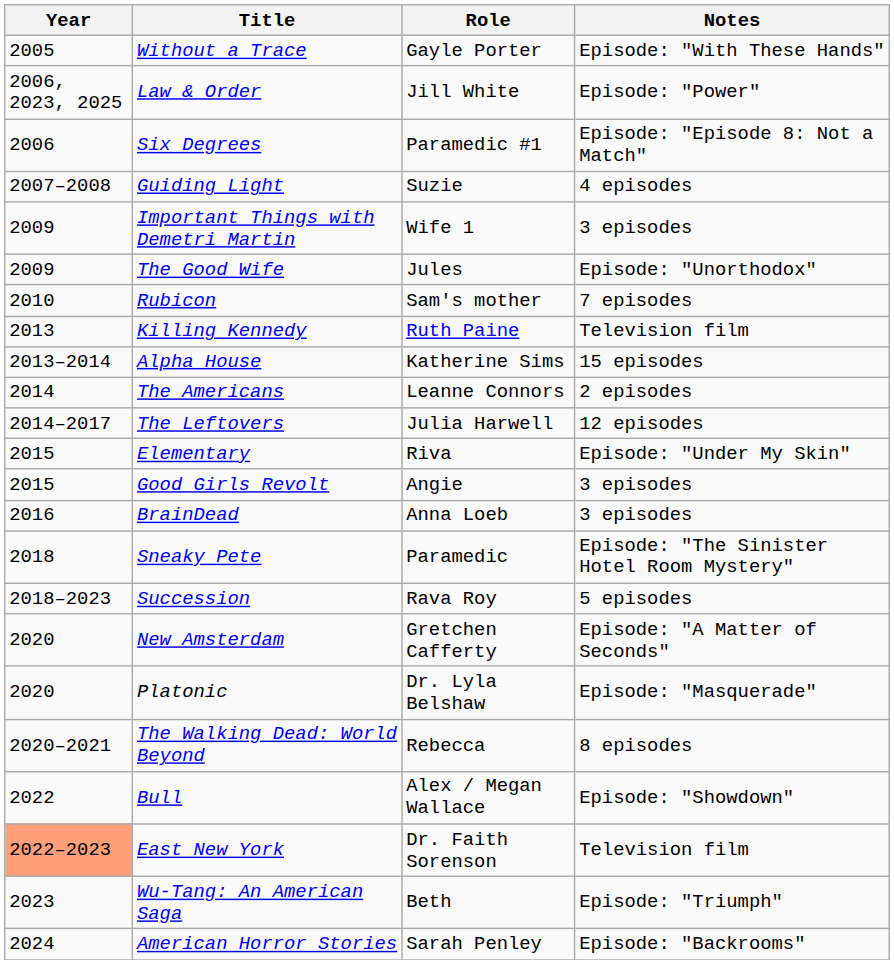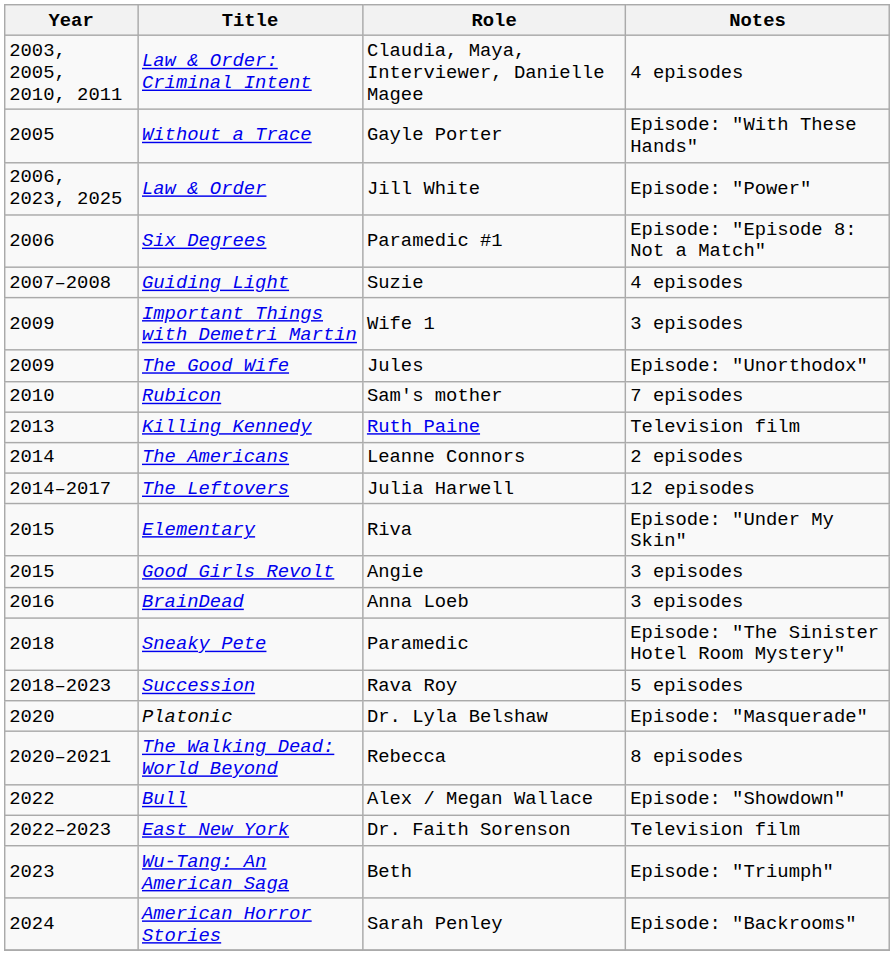+ row: (227, 73)
- row: (199, 362)
- row: (211, 640)
(60, 850) lightsalmon background -> (60, 830) no background
